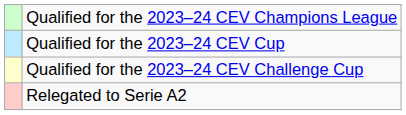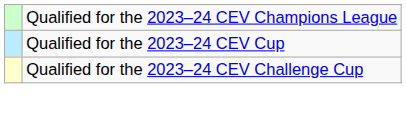- row: (106, 95)
